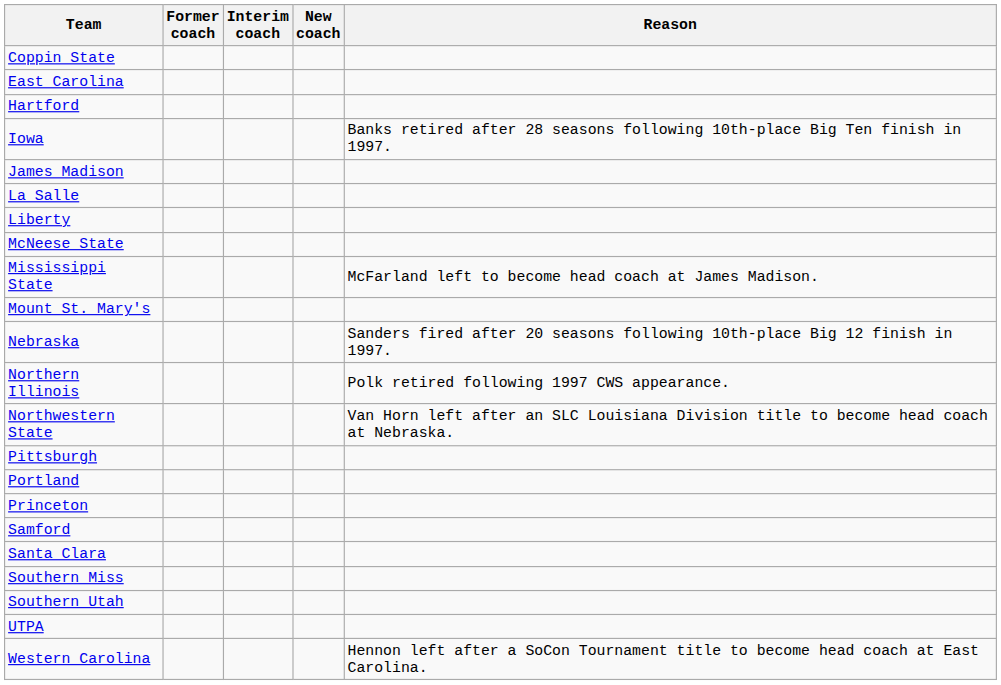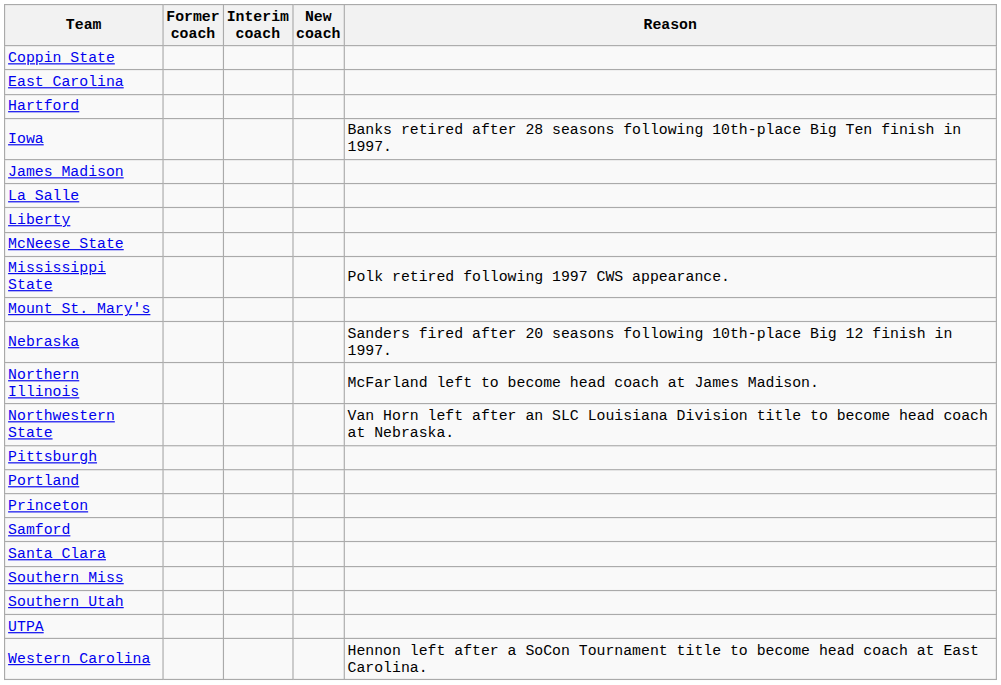(583, 277) McFarland left to become head coach at James Madison. -> (539, 277) Polk retired following 1997 CWS appearance.
(539, 383) Polk retired following 1997 CWS appearance. -> (583, 383) McFarland left to become head coach at James Madison.
